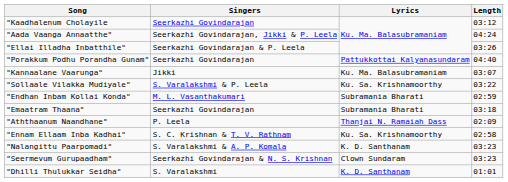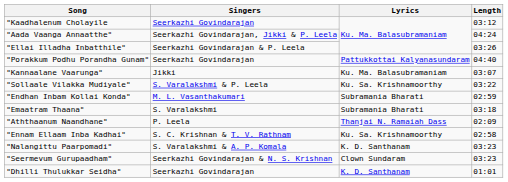(203, 110) Seerkazhi Govindarajan -> (185, 110) S. Varalakshmi
(185, 172) S. Varalakshmi -> (203, 172) Seerkazhi Govindarajan
